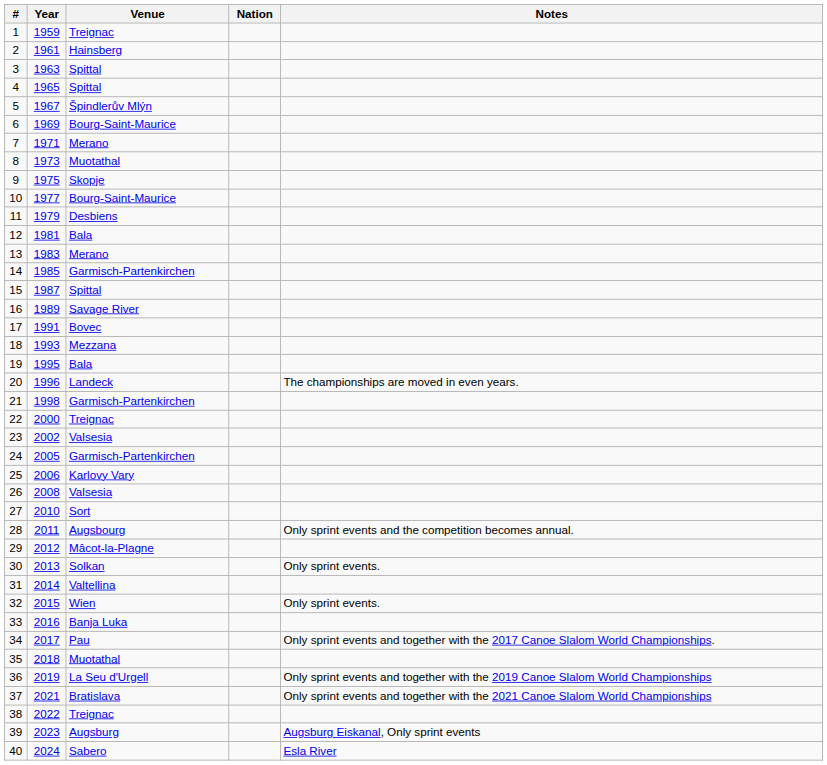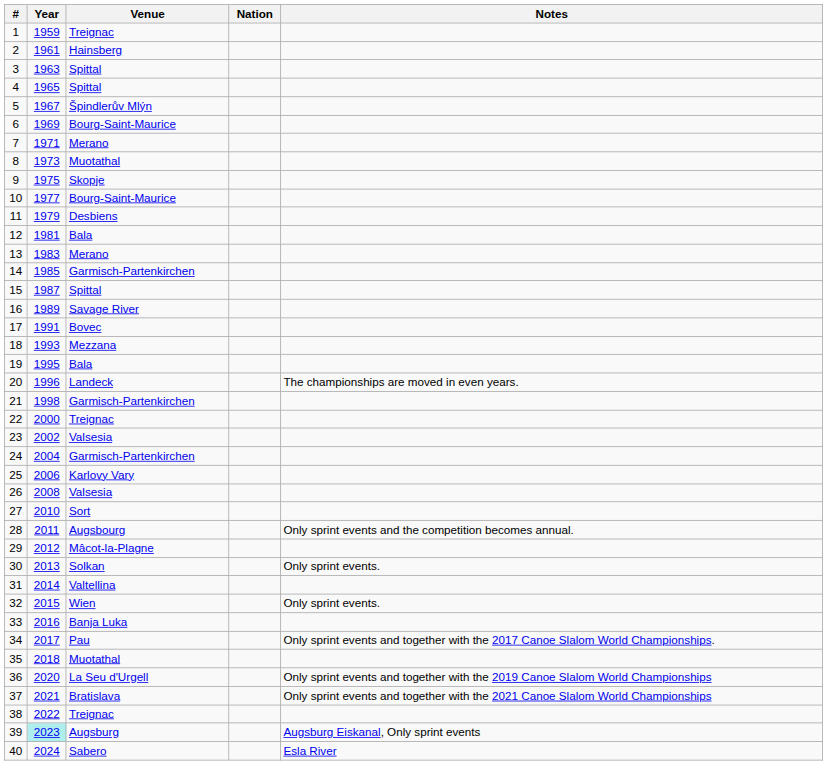(47, 456) 2005 -> (47, 456) 2004
(47, 677) 2019 -> (47, 677) 2020
(47, 733) no background -> (47, 733) paleturquoise background
